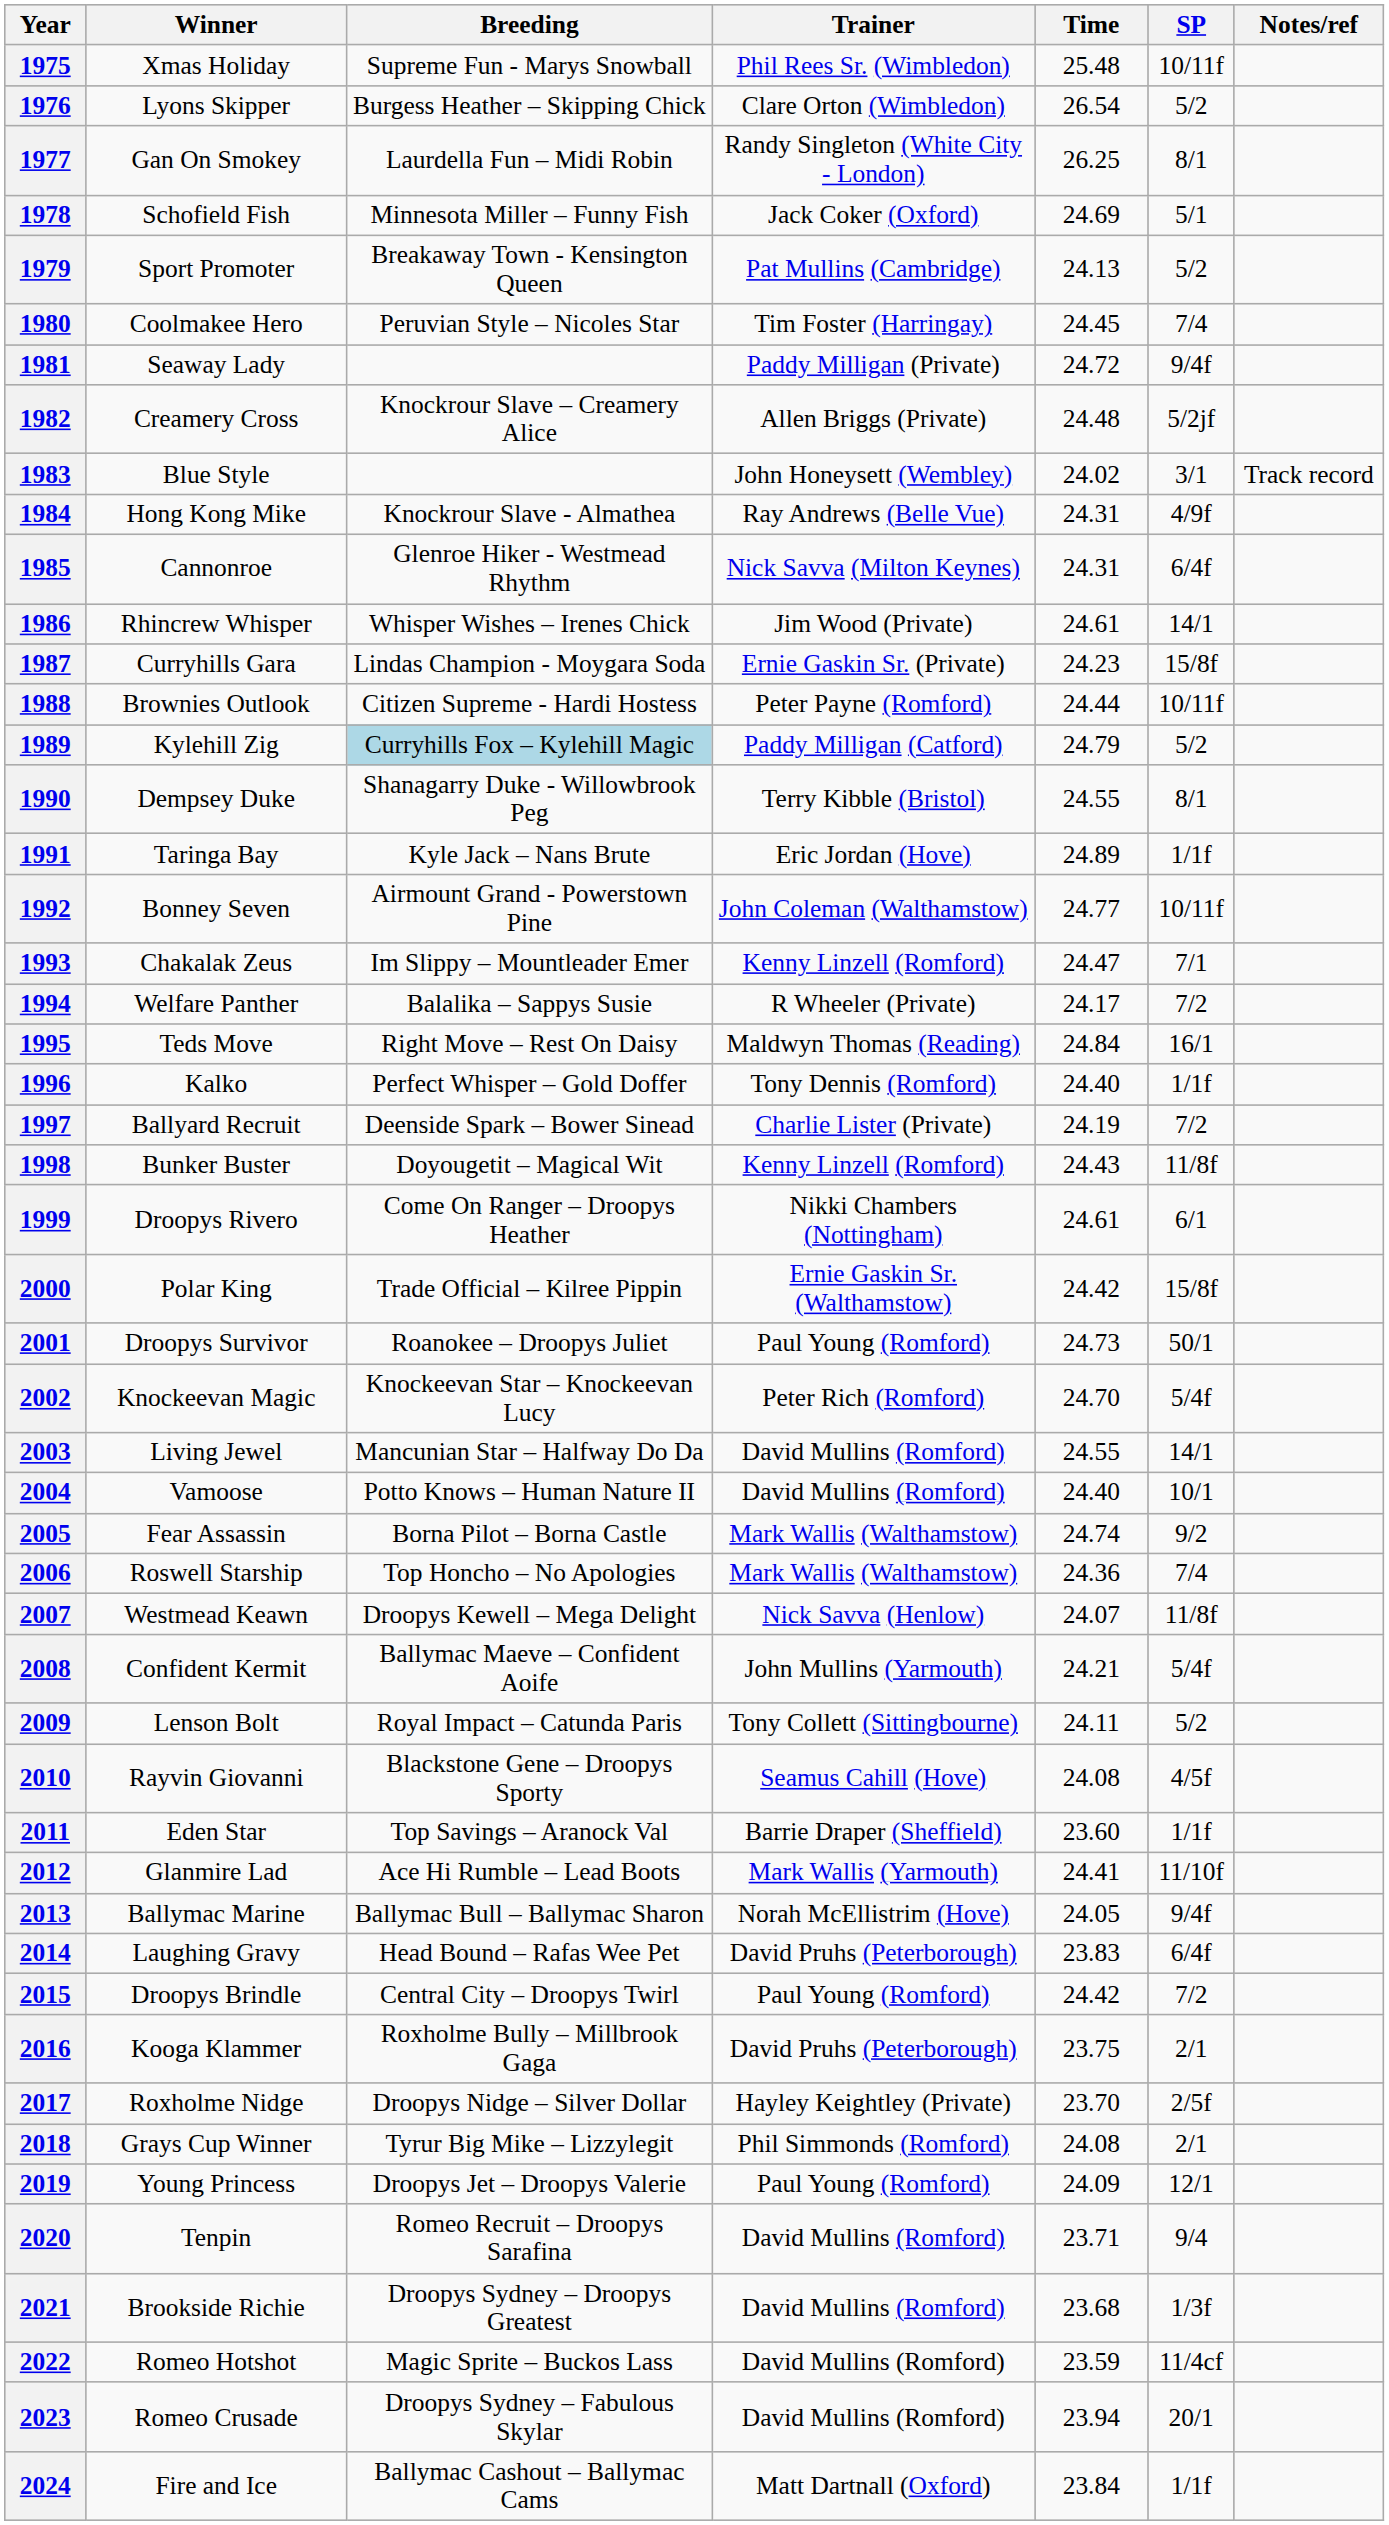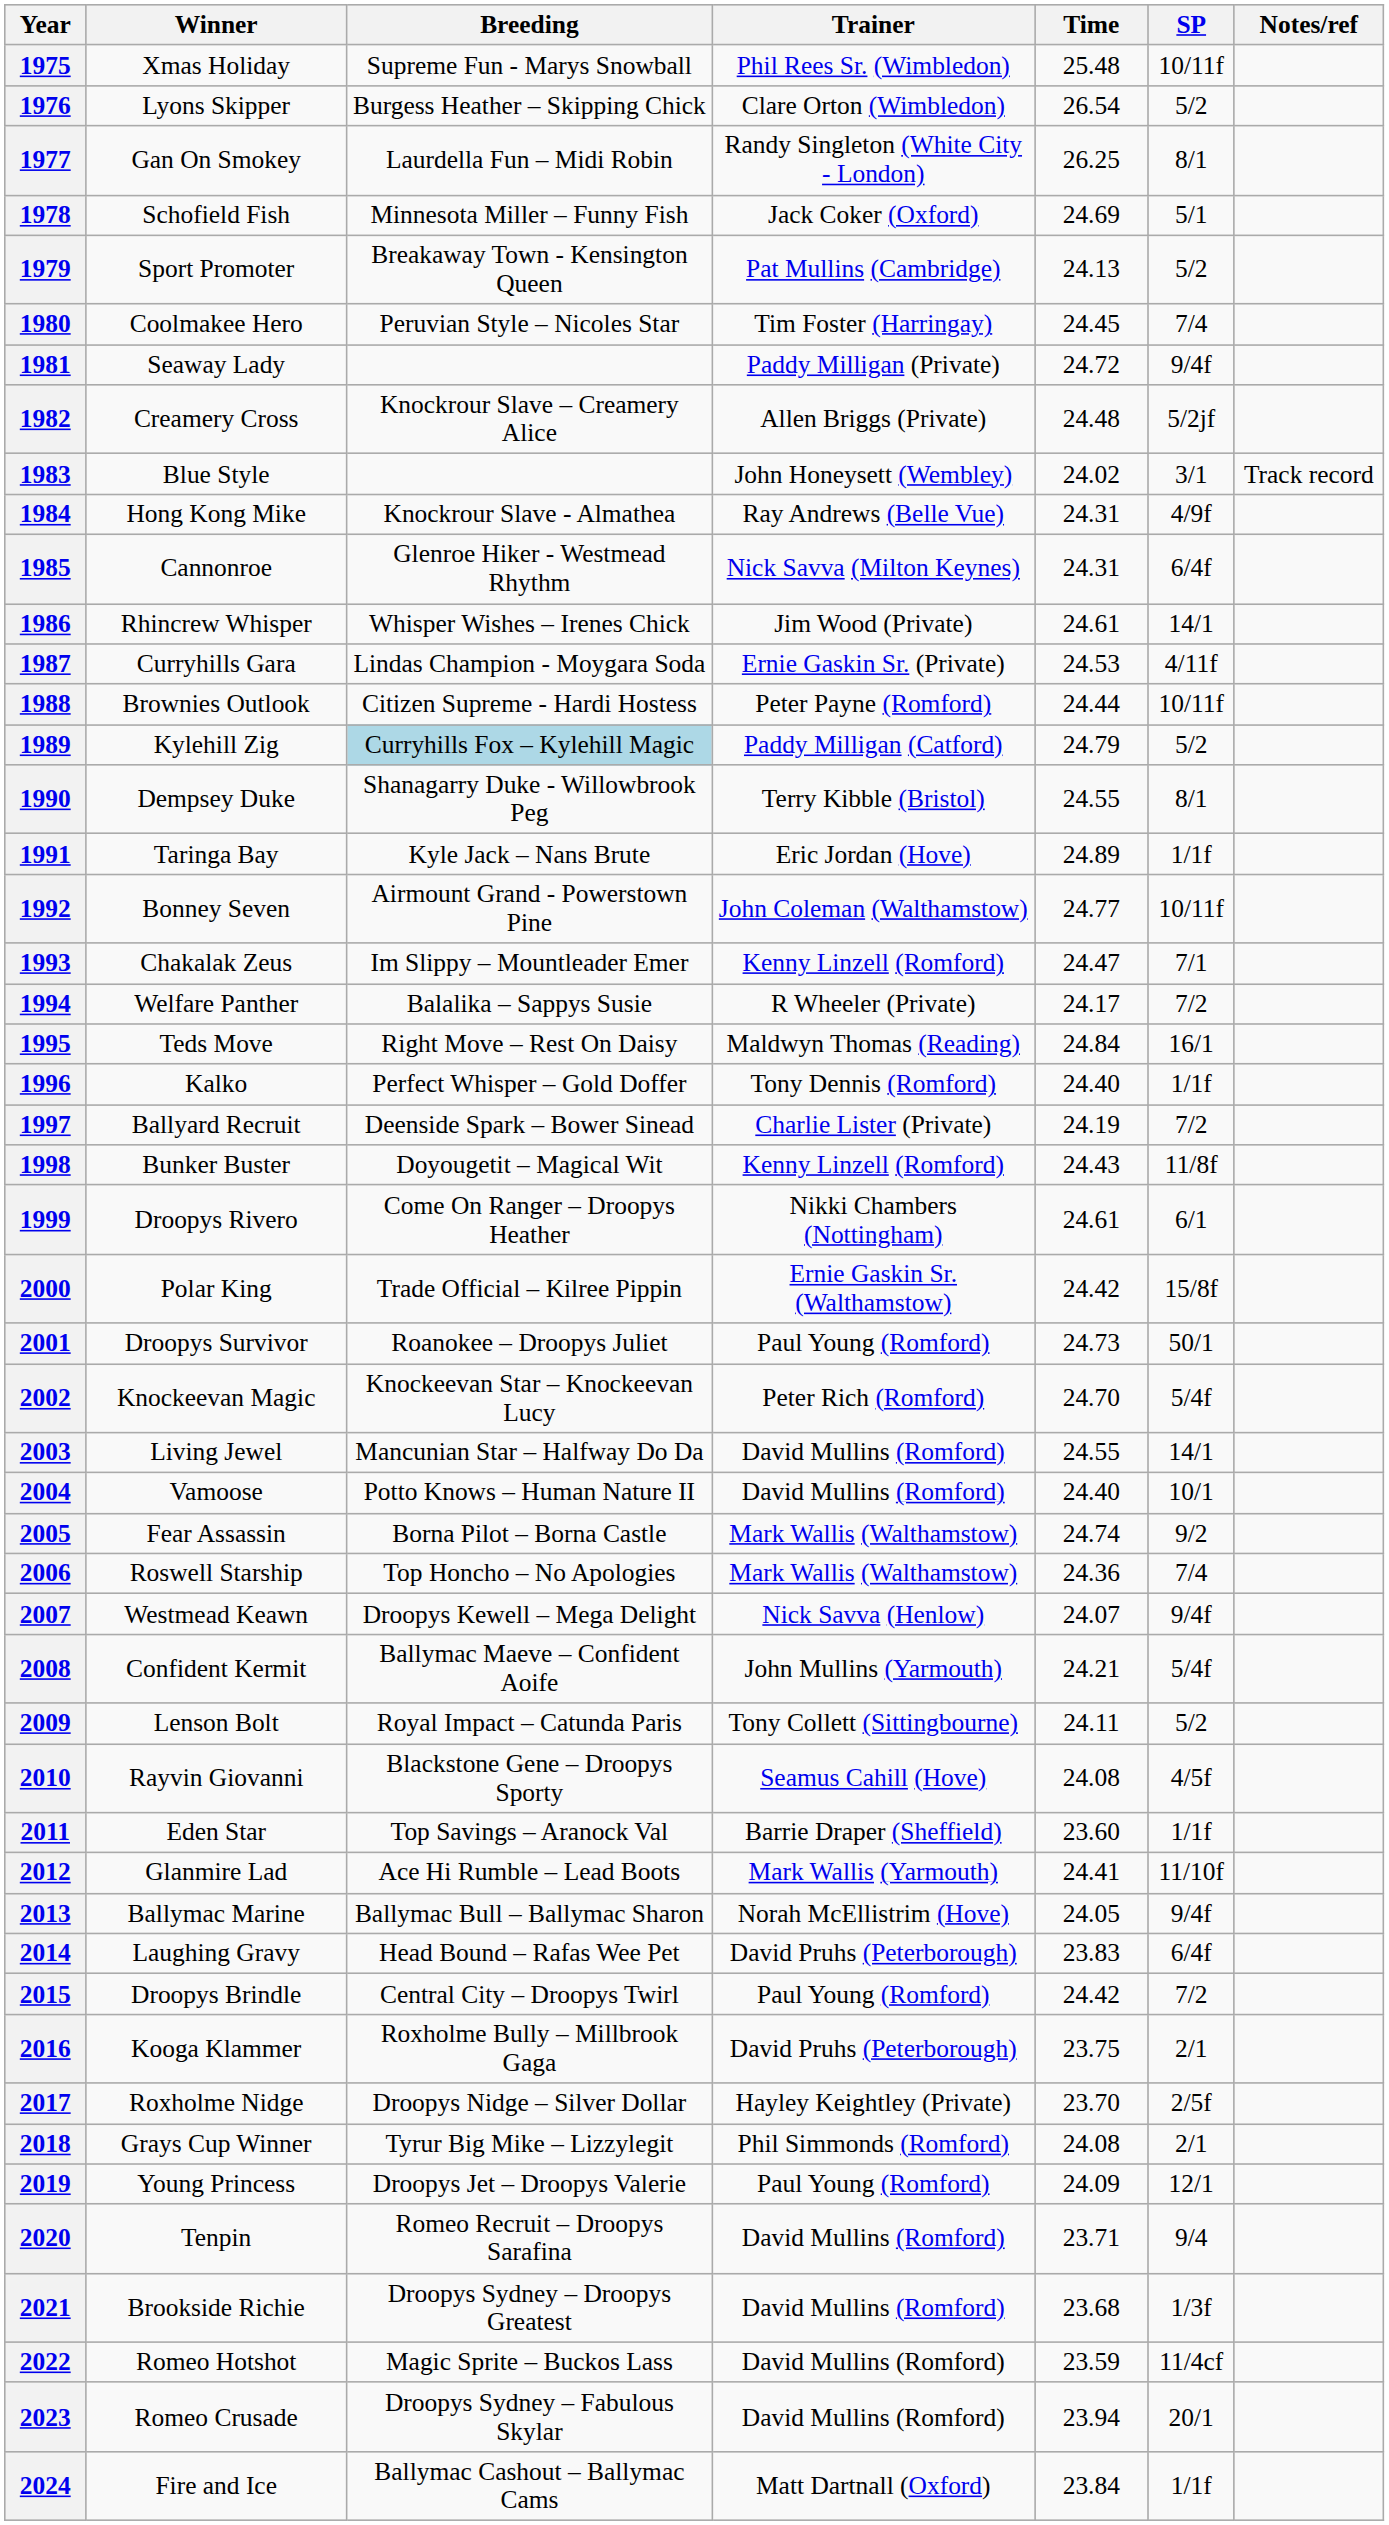(1091, 663) 24.23 -> (1091, 663) 24.53
(1191, 663) 15/8f -> (1191, 663) 4/11f
(1191, 1613) 11/8f -> (1191, 1613) 9/4f
